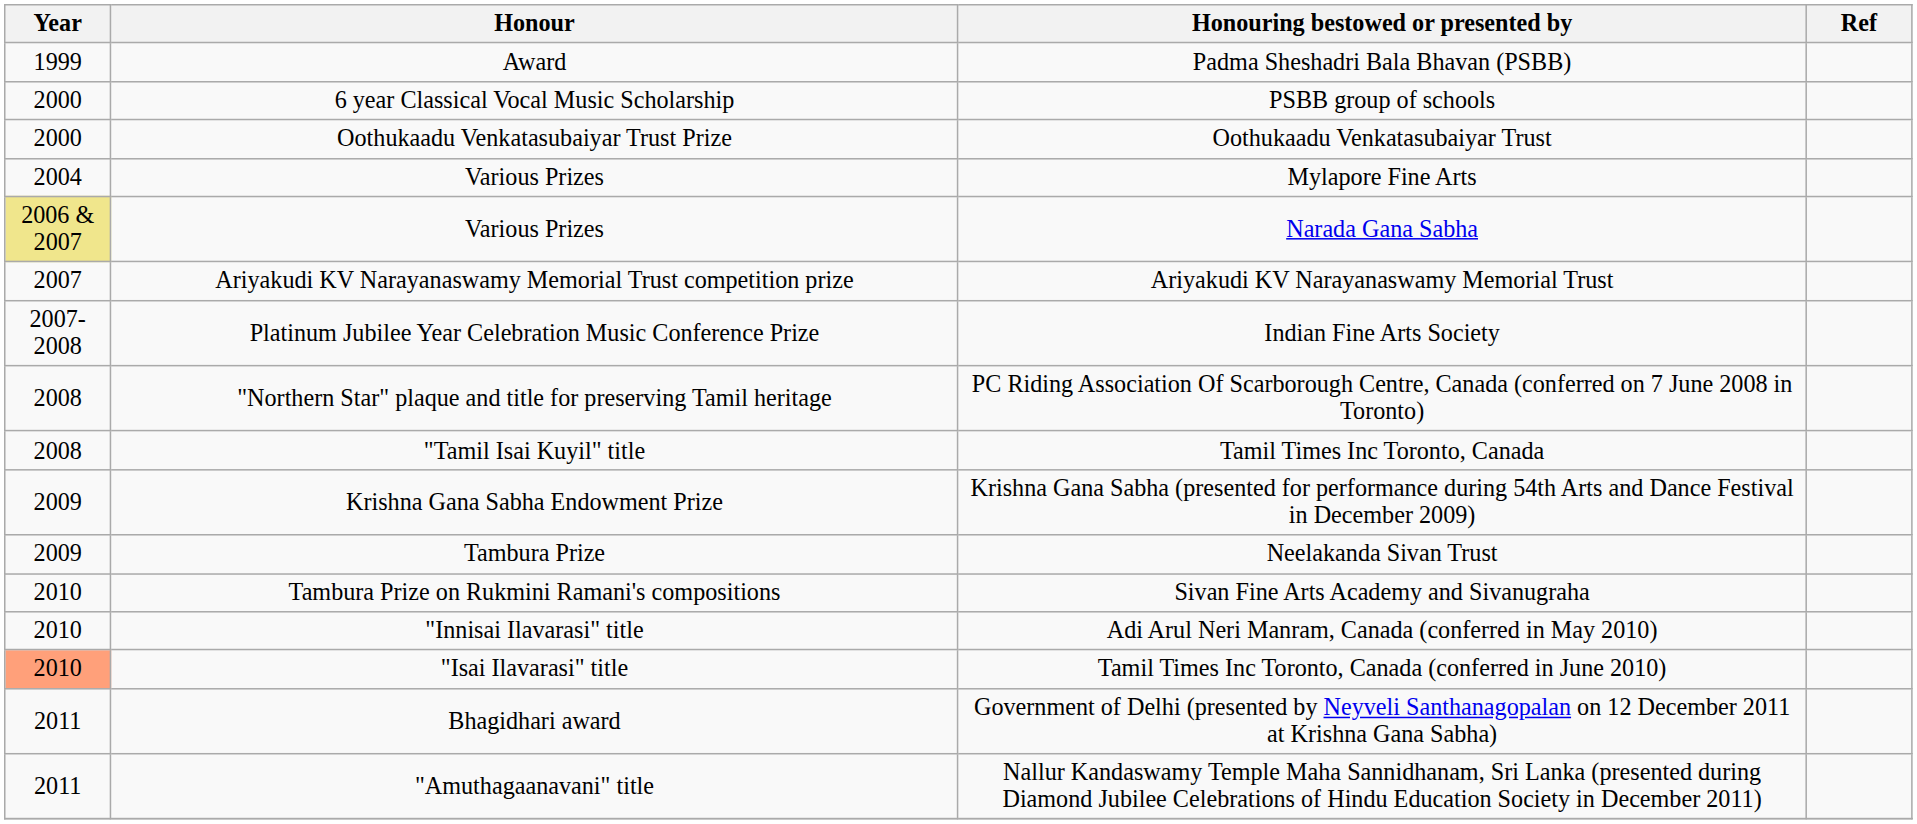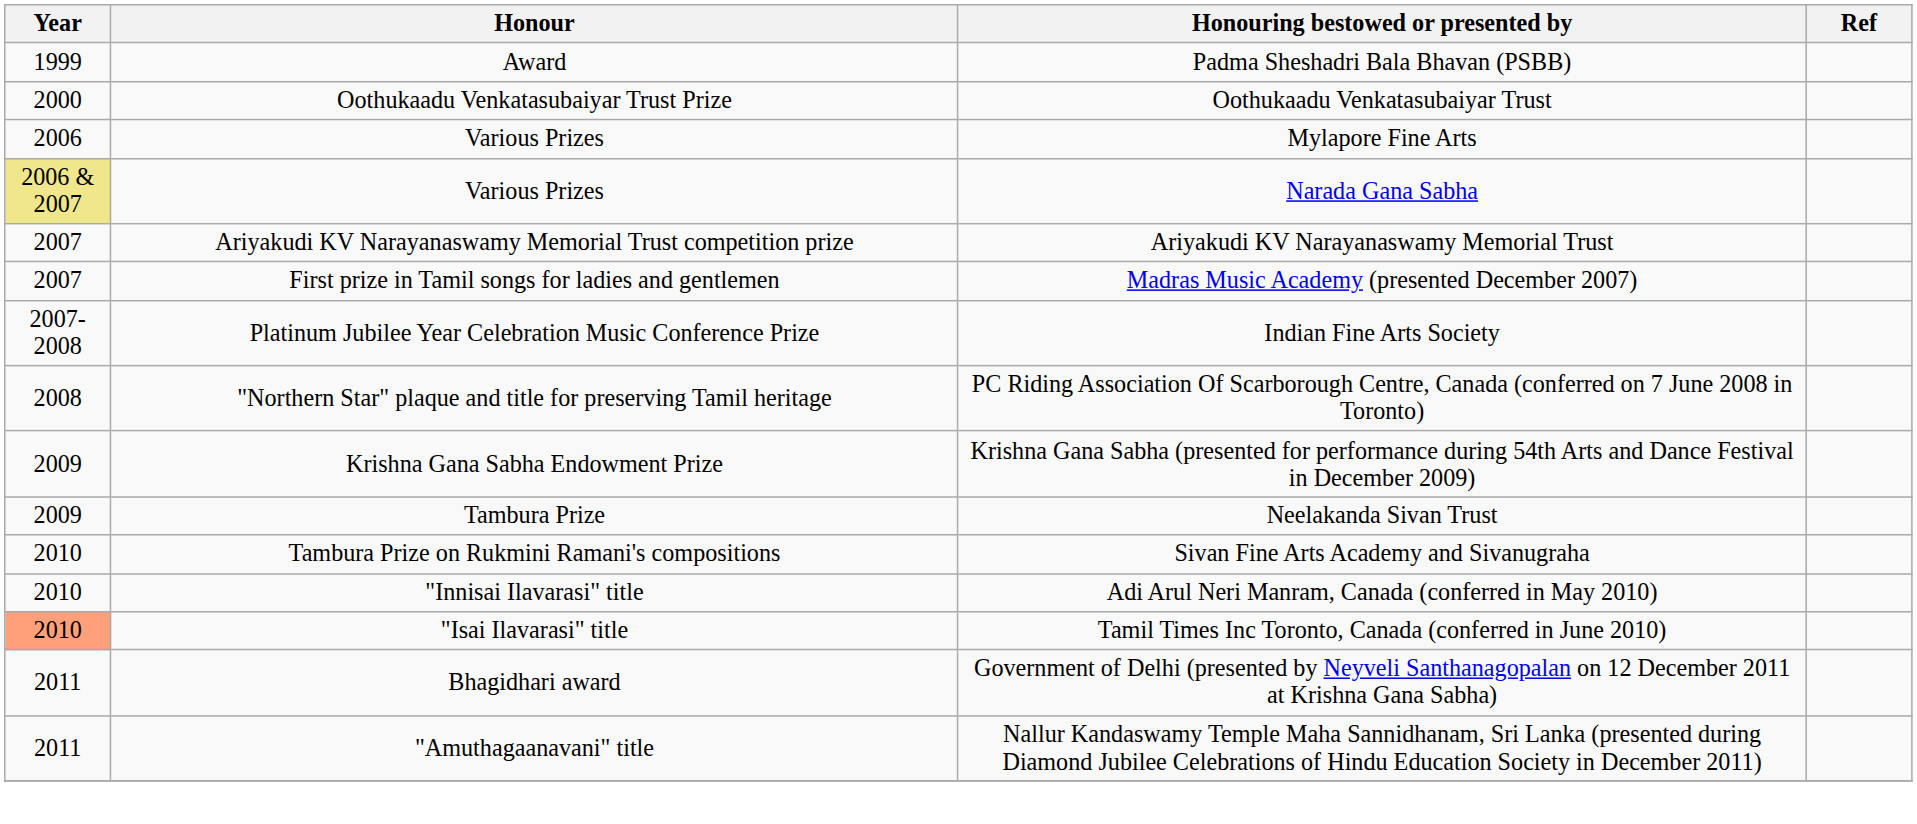- row: (1382, 100)
(58, 176) 2004 -> (58, 138) 2006
+ row: (1382, 280)
- row: (1382, 450)
